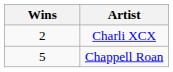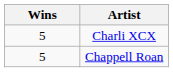(42, 35) 2 -> (42, 35) 5
